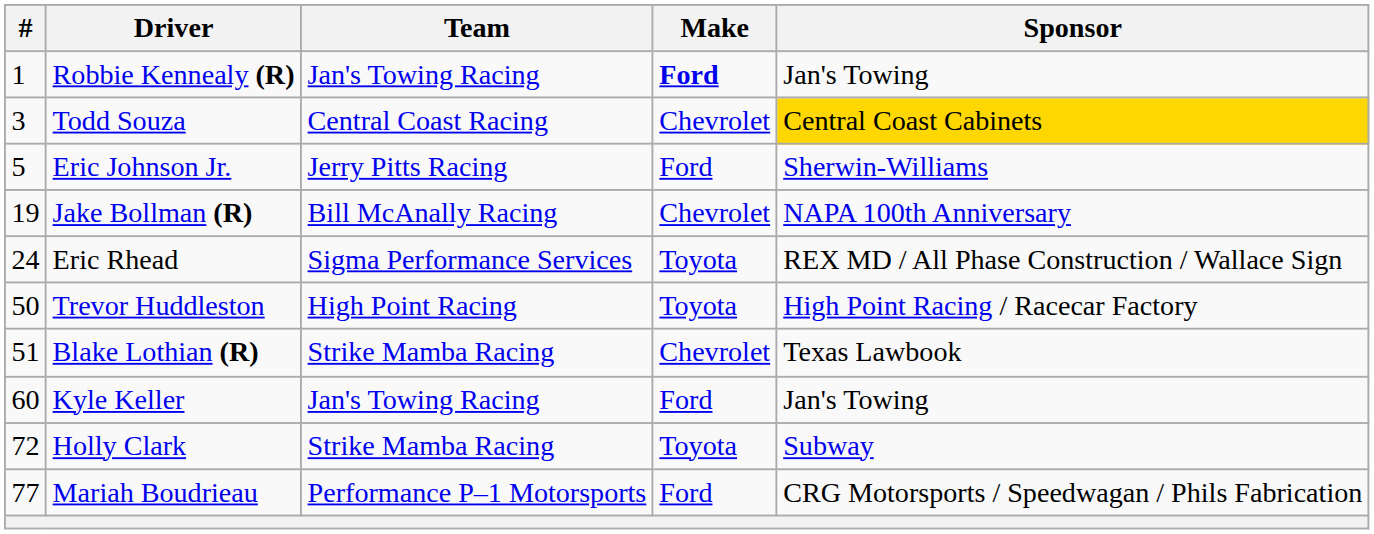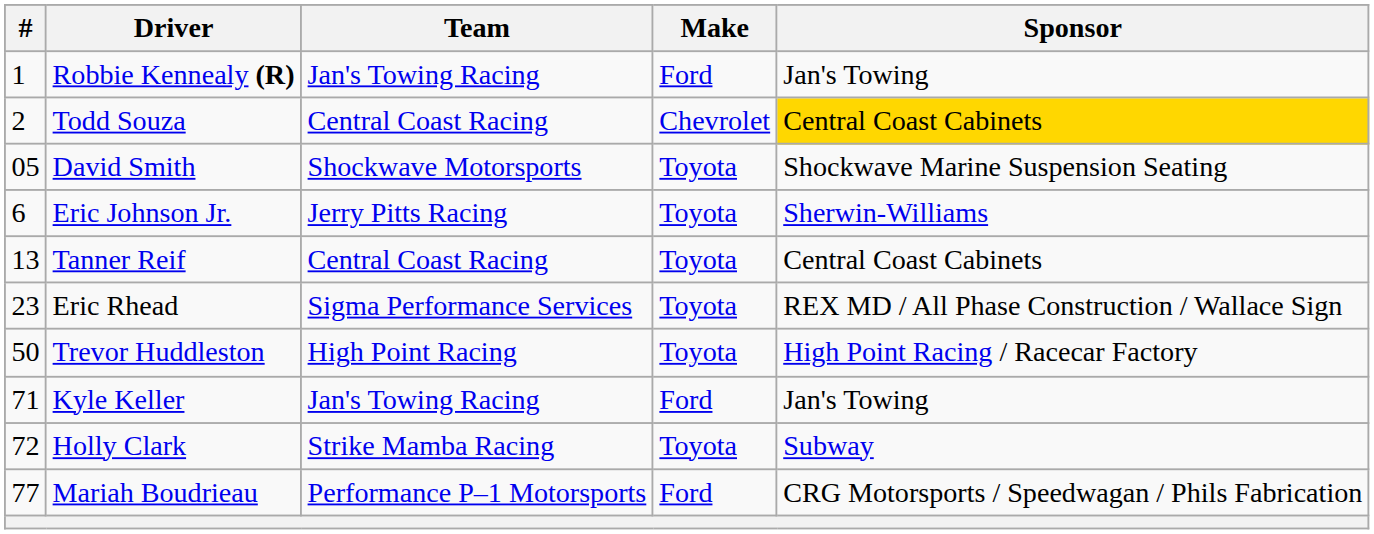(689, 74) bold -> (686, 74) normal
(18, 120) 3 -> (18, 120) 2
+ row: (124, 166)
(18, 166) 5 -> (18, 213) 6
(686, 166) Ford -> (698, 213) Toyota
+ row: (119, 259)
- row: (153, 213)
(26, 259) 24 -> (26, 306) 23
- row: (156, 352)
(26, 398) 60 -> (26, 398) 71
